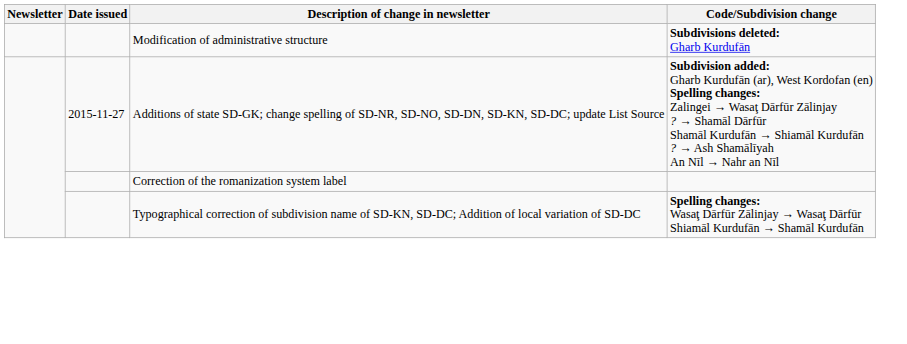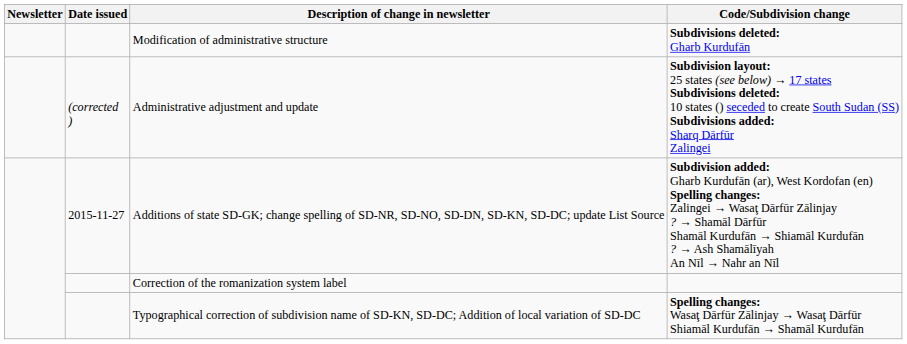+ row: (226, 107)
